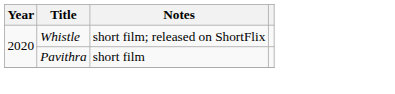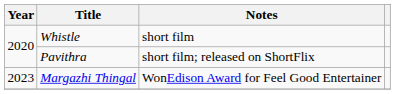(179, 36) short film; released on ShortFlix -> (168, 36) short film
(119, 57) short film -> (228, 57) short film; released on ShortFlix
+ row: (88, 78)
